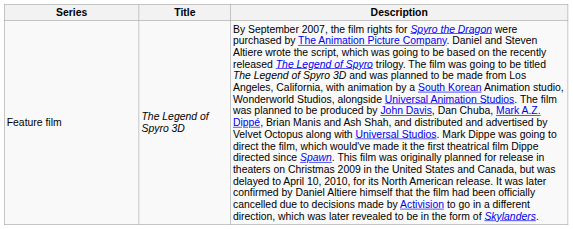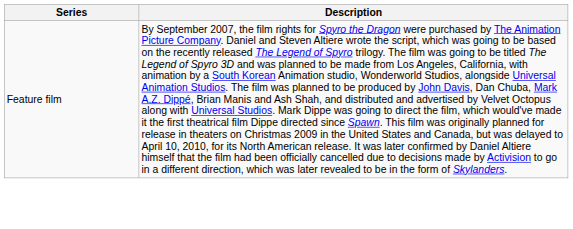- column: (185, 12)
